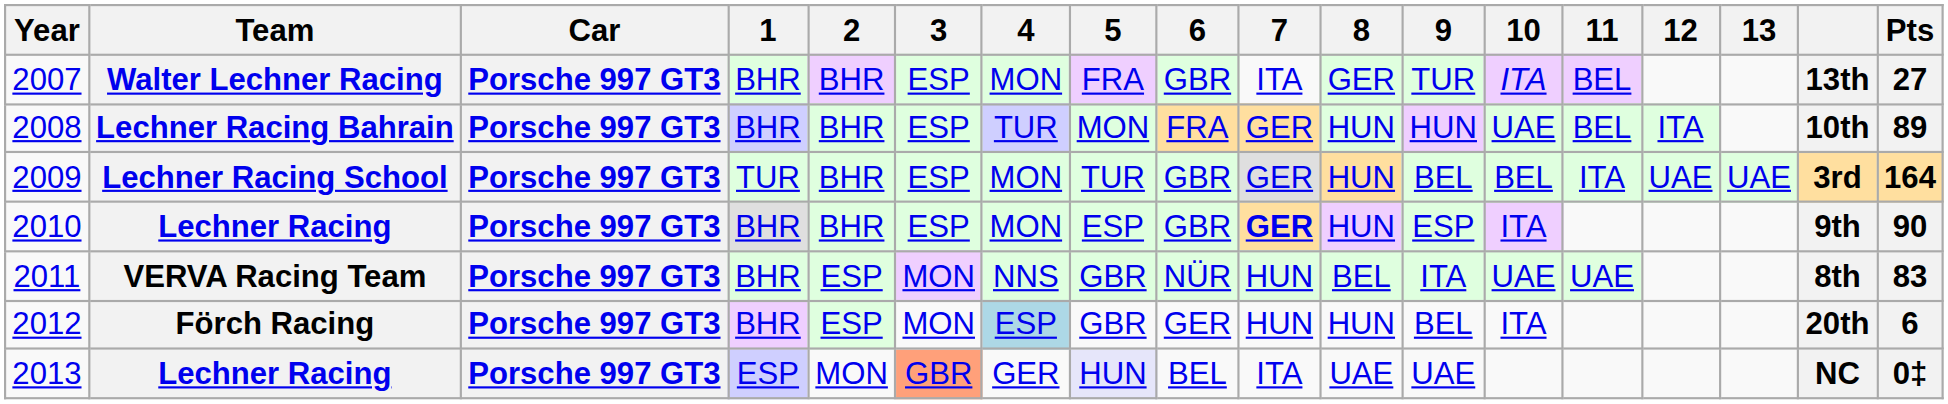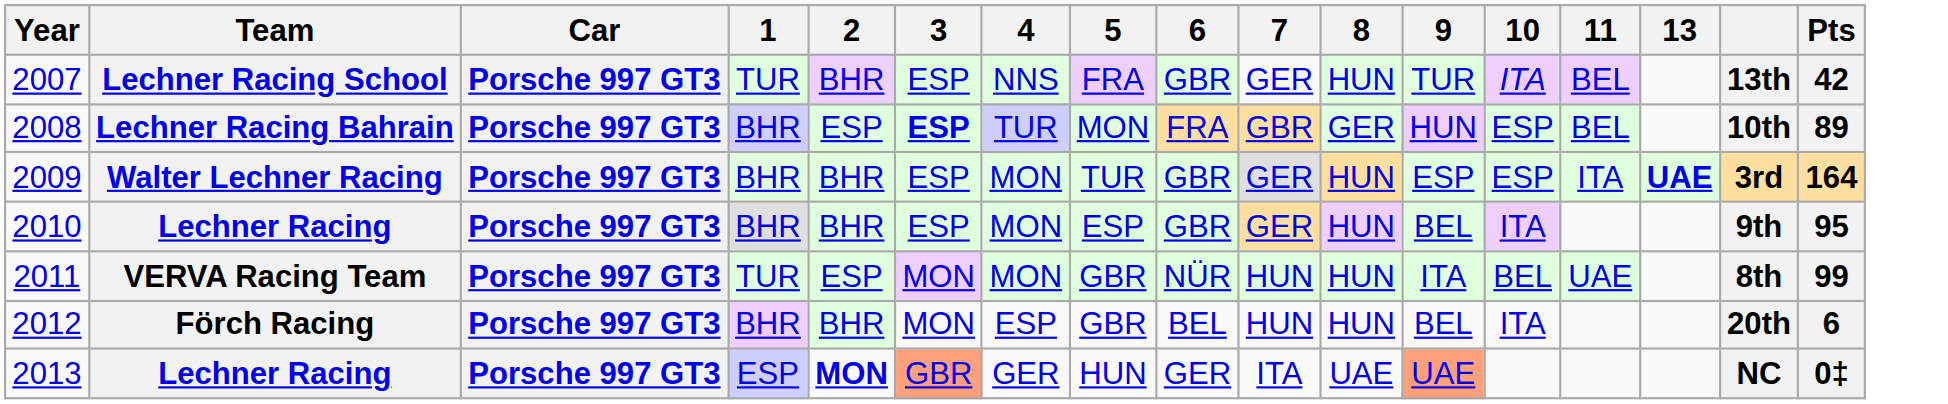- column: (1681, 30)
(275, 79) Walter Lechner Racing -> (275, 79) Lechner Racing School
(768, 79) BHR -> (768, 79) TUR
(1026, 79) MON -> (1026, 79) NNS
(1279, 79) ITA -> (1279, 79) GER
(1361, 79) GER -> (1361, 79) HUN
(1910, 79) 27 -> (1832, 79) 42
(852, 128) BHR -> (852, 128) ESP
(939, 128) normal -> (939, 128) bold
(1279, 128) GER -> (1279, 128) GBR
(1361, 128) HUN -> (1361, 128) GER
(1524, 128) UAE -> (1523, 128) ESP
(275, 177) Lechner Racing School -> (275, 177) Walter Lechner Racing
(768, 177) TUR -> (768, 177) BHR
(1443, 177) BEL -> (1443, 177) ESP
(1524, 177) BEL -> (1523, 177) ESP
(1759, 177) normal -> (1680, 177) bold
(1279, 227) bold -> (1279, 227) normal
(1443, 227) ESP -> (1443, 227) BEL
(1910, 227) 90 -> (1832, 227) 95
(768, 276) BHR -> (768, 276) TUR
(1026, 276) NNS -> (1026, 276) MON
(1361, 276) BEL -> (1361, 276) HUN
(1524, 276) UAE -> (1523, 276) BEL
(1910, 276) 83 -> (1832, 276) 99
(852, 325) ESP -> (852, 325) BHR
(1026, 325) lightblue background -> (1026, 325) no background
(1197, 325) GER -> (1197, 325) BEL
(852, 374) normal -> (852, 374) bold
(1113, 374) lavender background -> (1113, 374) no background
(1197, 374) BEL -> (1197, 374) GER
(1443, 374) no background -> (1443, 374) lightsalmon background
